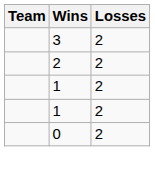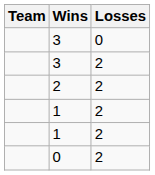+ row: (57, 39)
